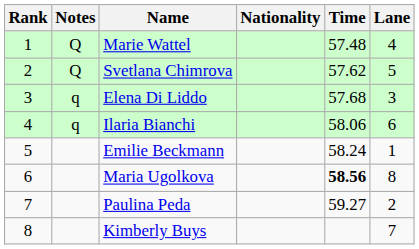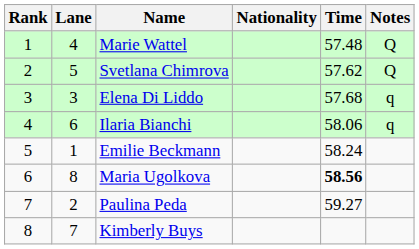columns swapped: (392, 17) <-> (75, 17)
